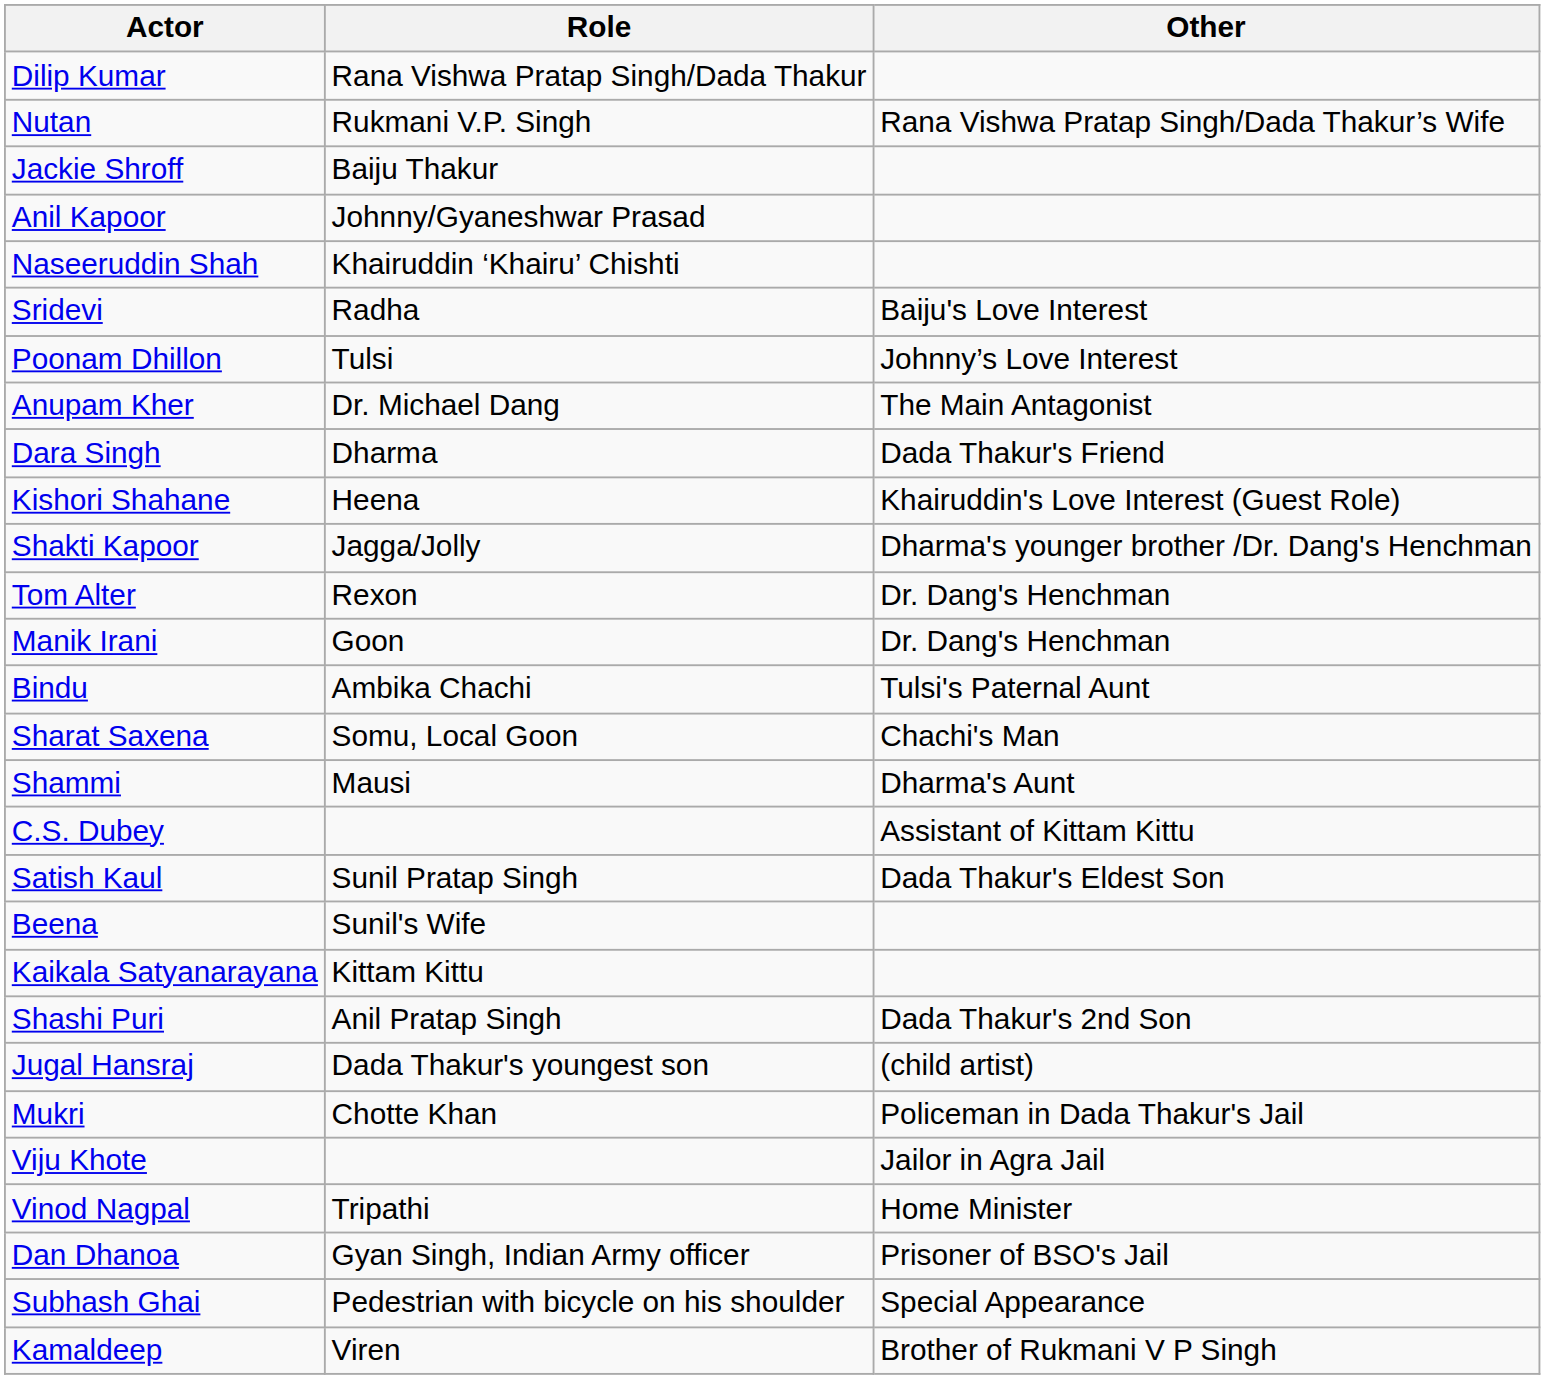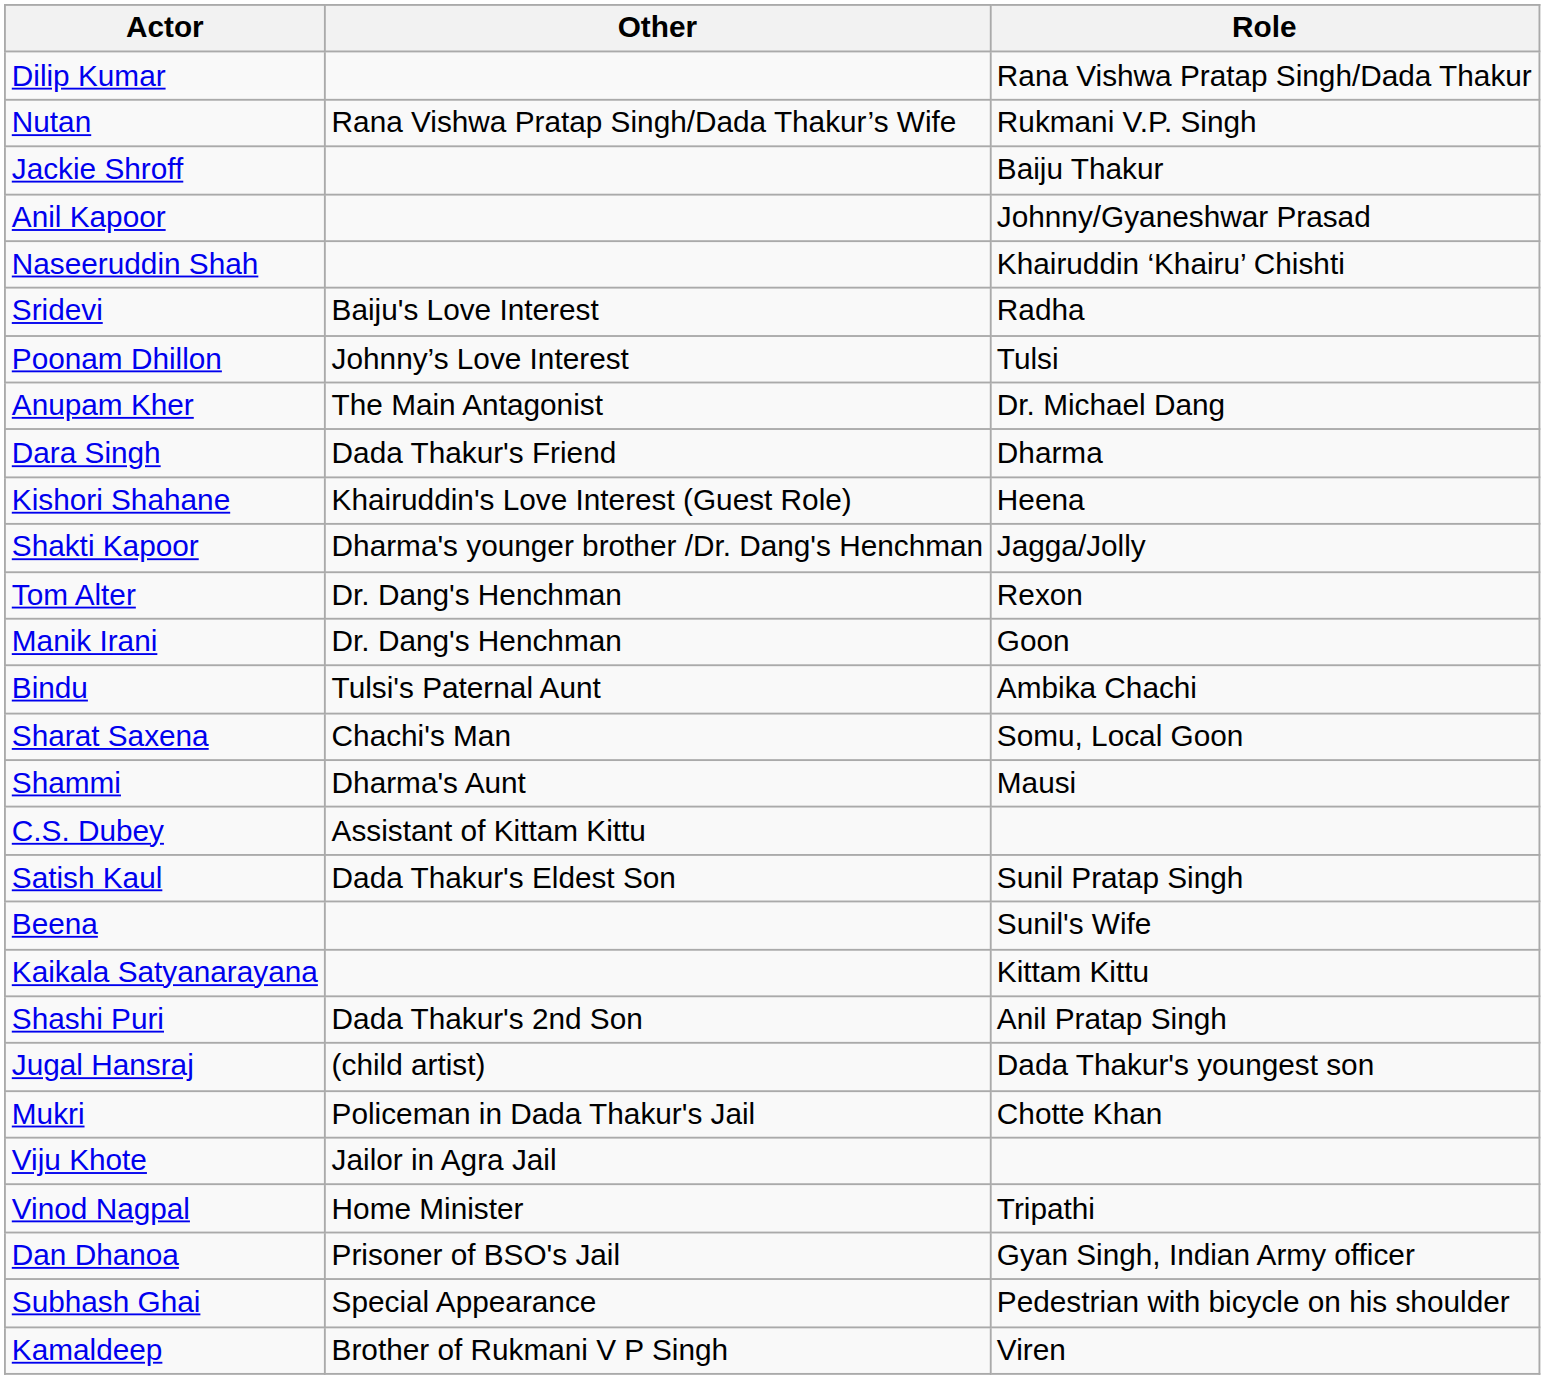columns swapped: (599, 28) <-> (1206, 28)
